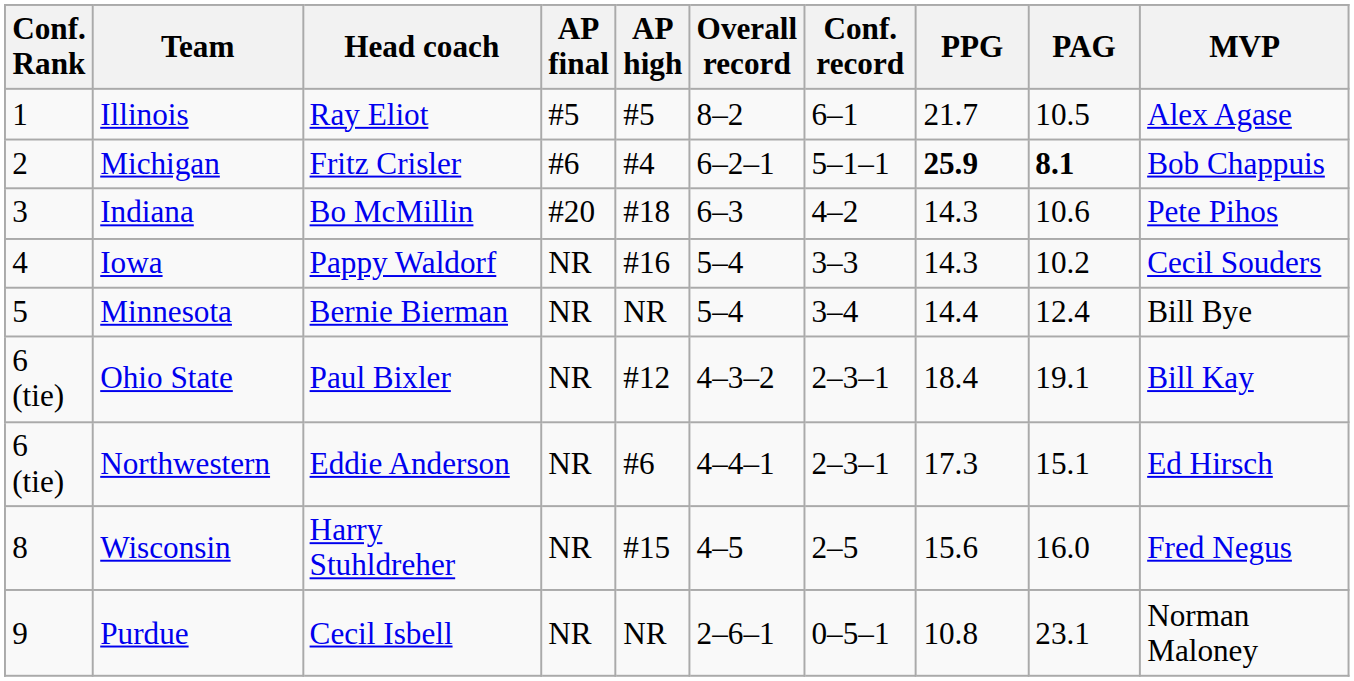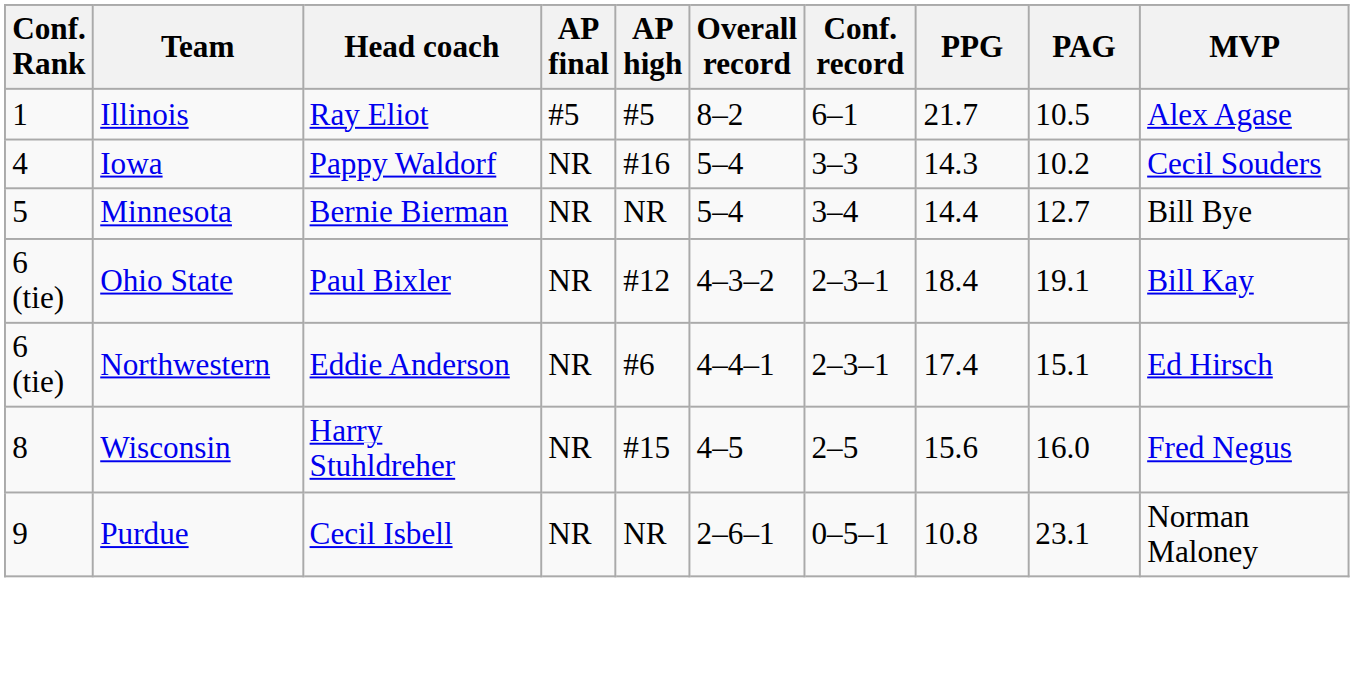- row: (160, 163)
- row: (147, 212)
(1063, 311) 12.4 -> (1063, 212) 12.7
(951, 463) 17.3 -> (951, 364) 17.4
